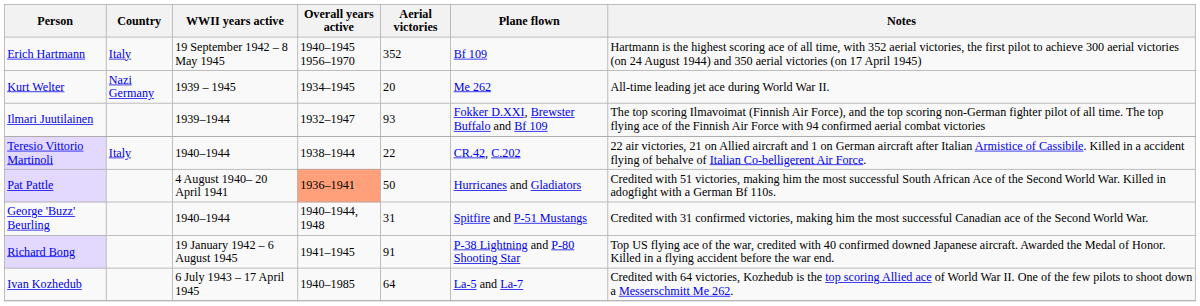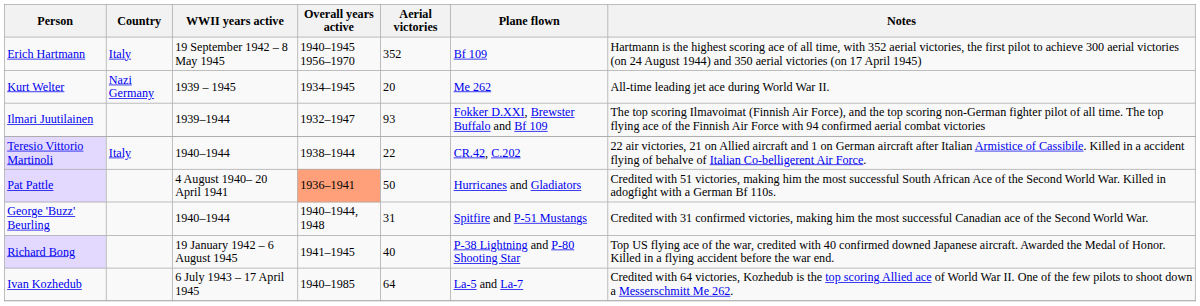(389, 251) 91 -> (389, 251) 40
